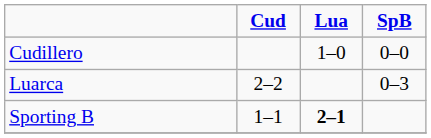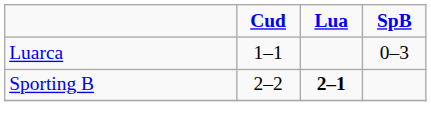- row: (46, 52)
(268, 85) 2–2 -> (268, 52) 1–1
(268, 117) 1–1 -> (268, 85) 2–2
